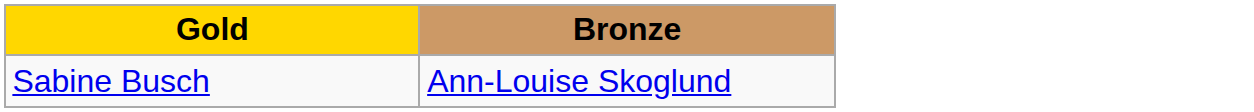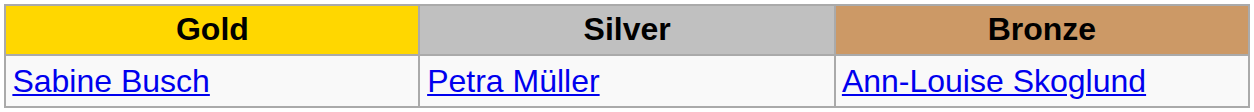+ column: (627, 29)
